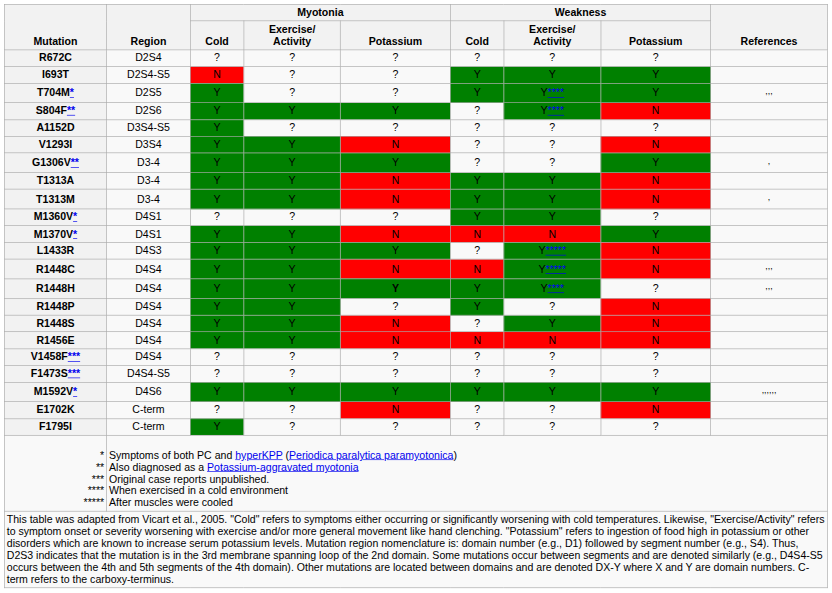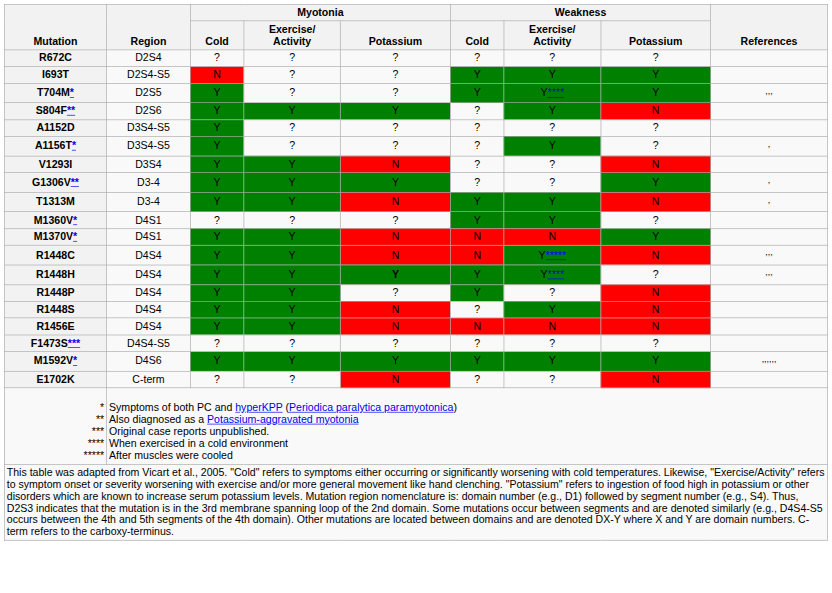(552, 111) Y**** -> (552, 111) Y
+ row: (55, 146)
- row: (55, 181)
- row: (55, 251)
- row: (55, 357)
- row: (55, 427)
